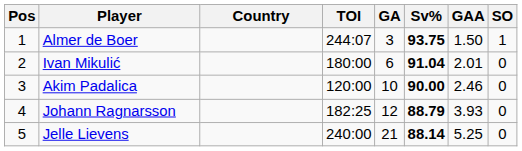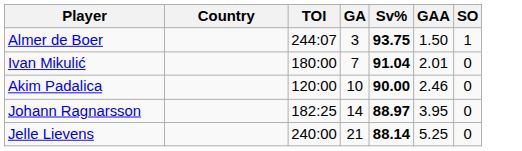- column: (22, 16)
(390, 63) 6 -> (355, 63) 7
(390, 110) 12 -> (355, 110) 14
(426, 110) 88.79 -> (391, 110) 88.97
(468, 110) 3.93 -> (433, 110) 3.95
